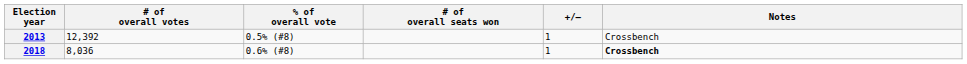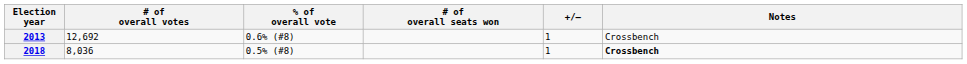(83, 37) 12,392 -> (83, 37) 12,692
(270, 37) 0.5% (#8) -> (270, 37) 0.6% (#8)
(270, 51) 0.6% (#8) -> (270, 51) 0.5% (#8)
